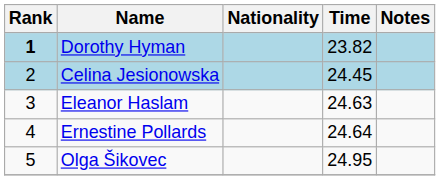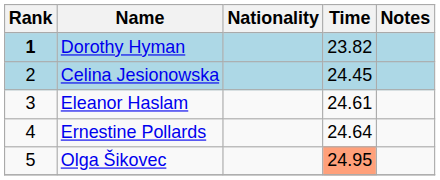(350, 103) 24.63 -> (350, 103) 24.61
(350, 160) no background -> (350, 160) lightsalmon background
